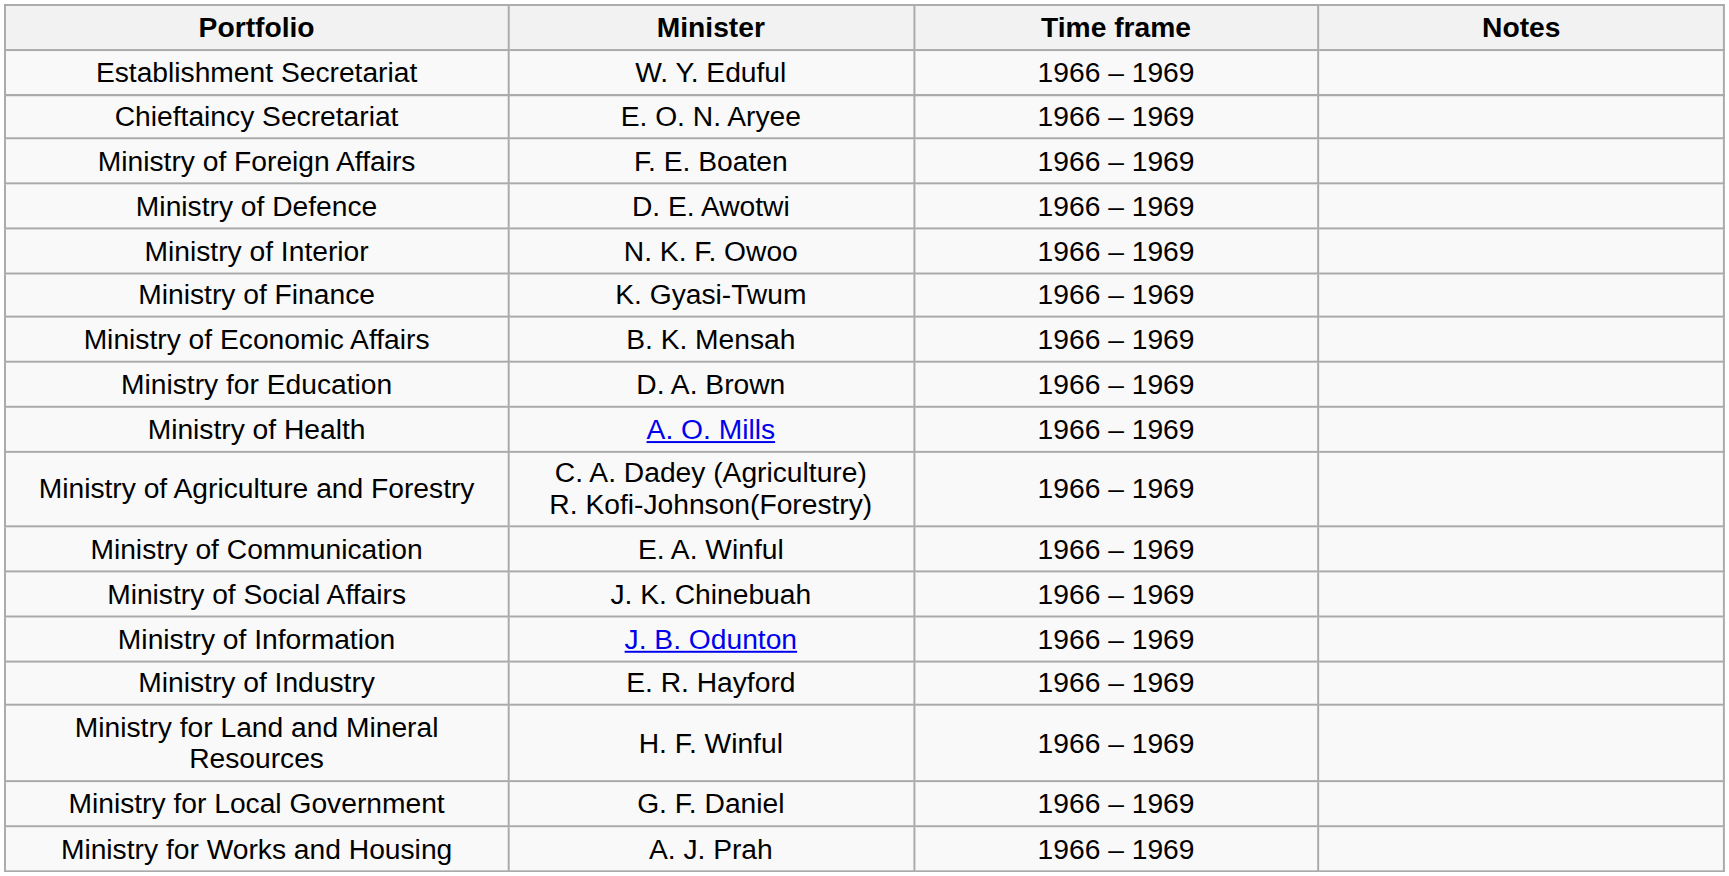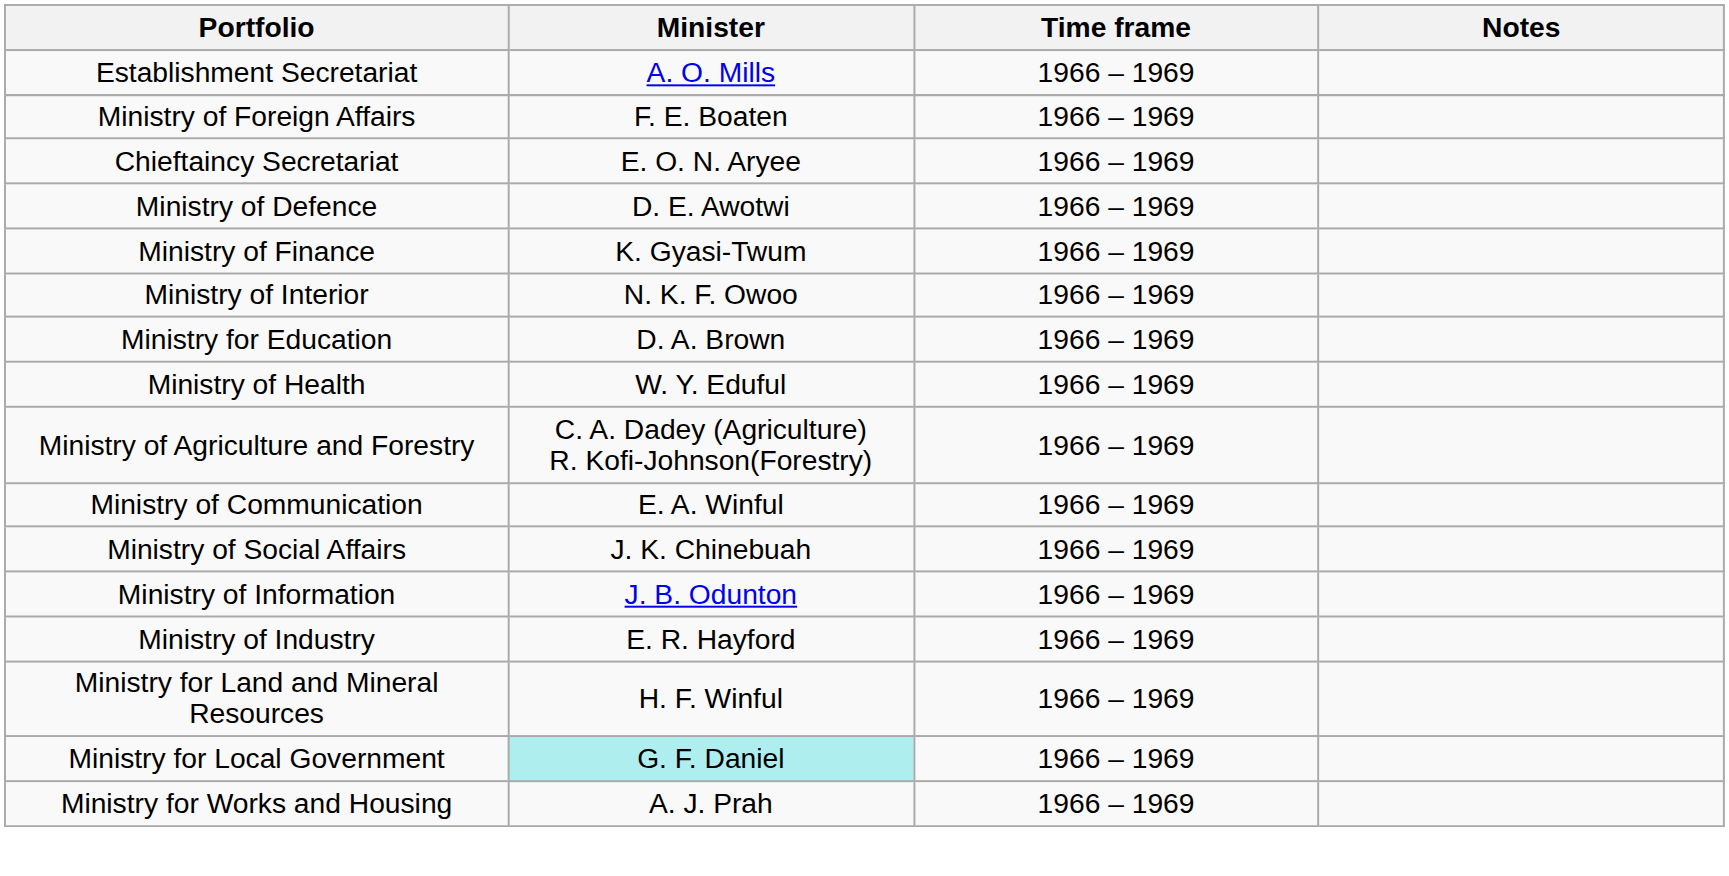(711, 72) W. Y. Eduful -> (711, 72) A. O. Mills
rows swapped: (257, 117) <-> (257, 161)
rows swapped: (257, 251) <-> (257, 295)
- row: (257, 340)
(711, 429) A. O. Mills -> (711, 384) W. Y. Eduful
(711, 804) no background -> (711, 759) paleturquoise background
